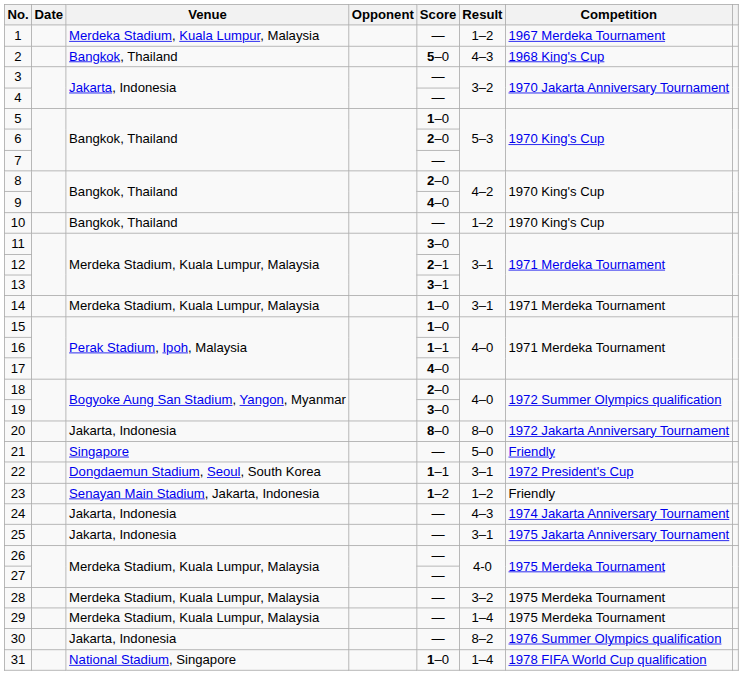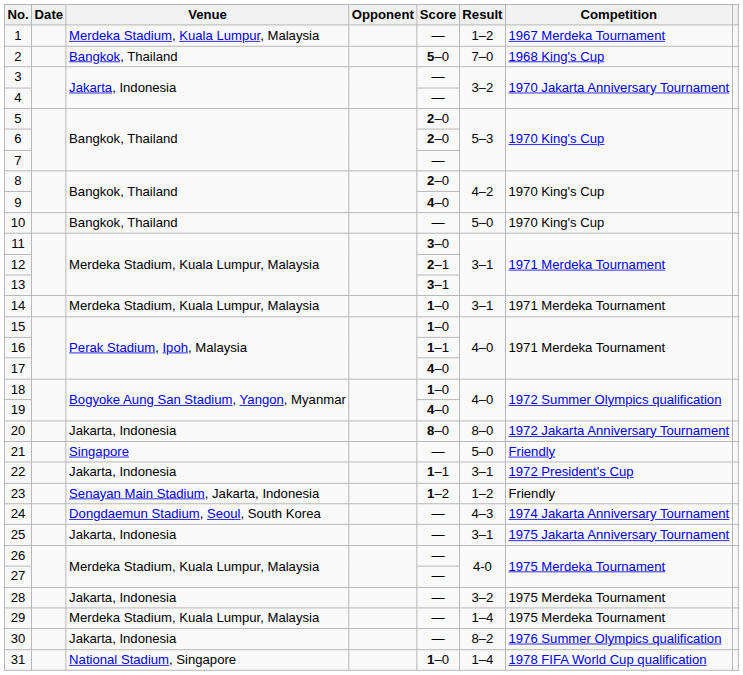(482, 56) 4–3 -> (482, 56) 7–0
(438, 118) 1–0 -> (438, 118) 2–0
(482, 222) 1–2 -> (482, 222) 5–0
(438, 389) 2–0 -> (438, 389) 1–0
(438, 410) 3–0 -> (438, 410) 4–0
(195, 472) Dongdaemun Stadium, Seoul, South Korea -> (123, 472) Jakarta, Indonesia
(123, 514) Jakarta, Indonesia -> (195, 514) Dongdaemun Stadium, Seoul, South Korea
(194, 597) Merdeka Stadium, Kuala Lumpur, Malaysia -> (123, 597) Jakarta, Indonesia
